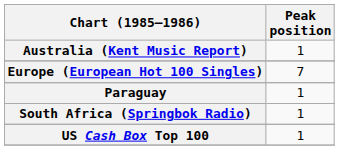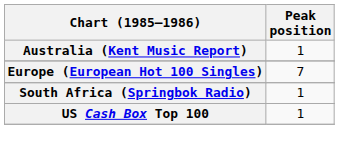- row: (135, 93)
